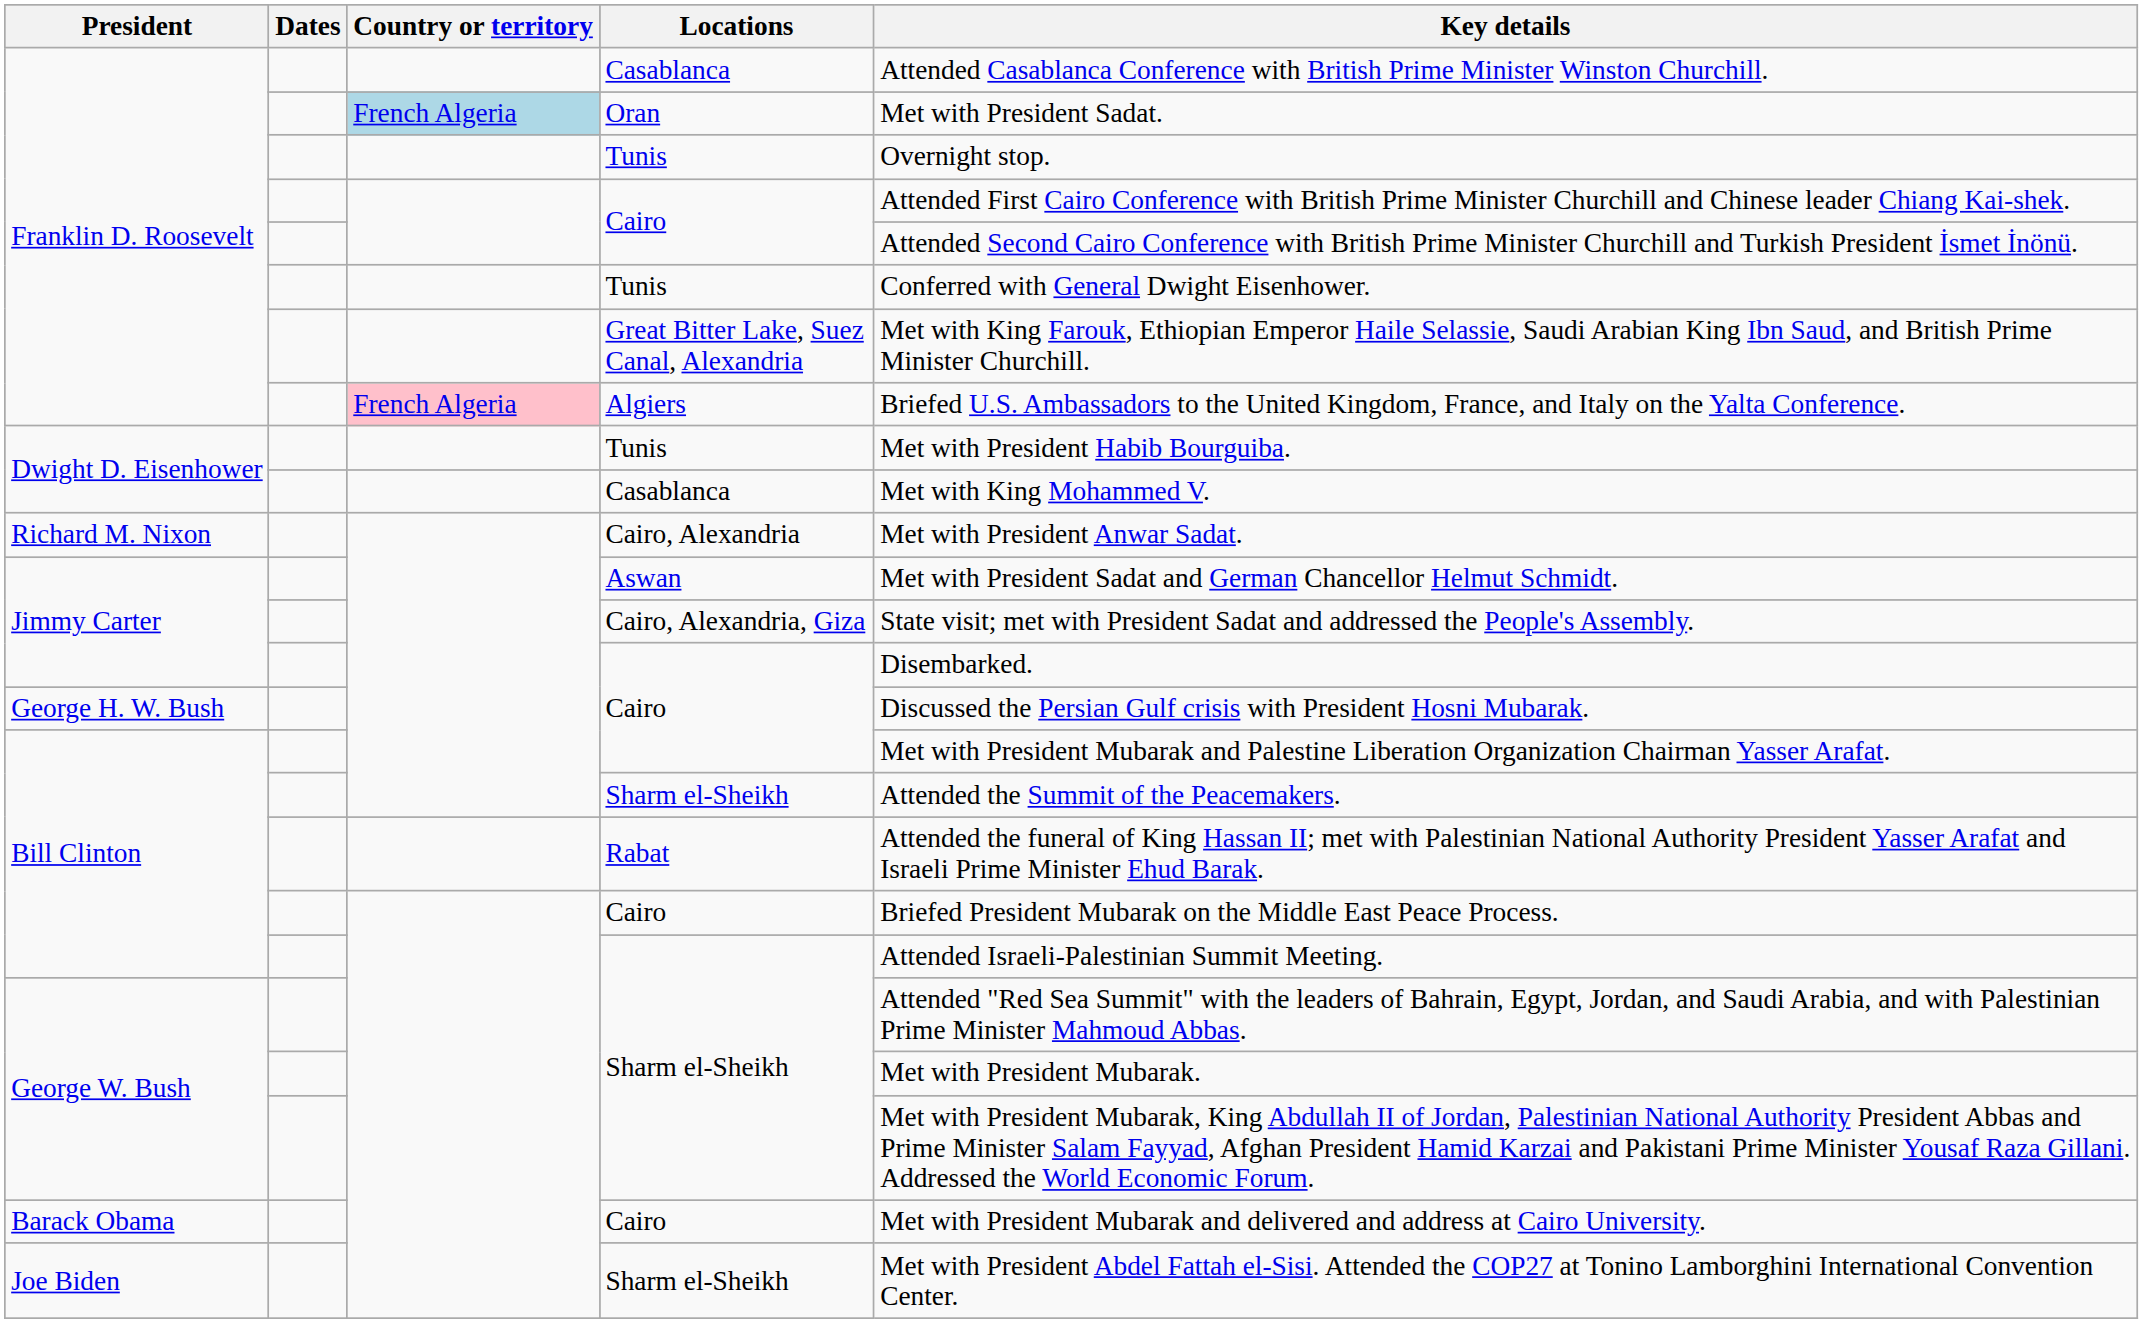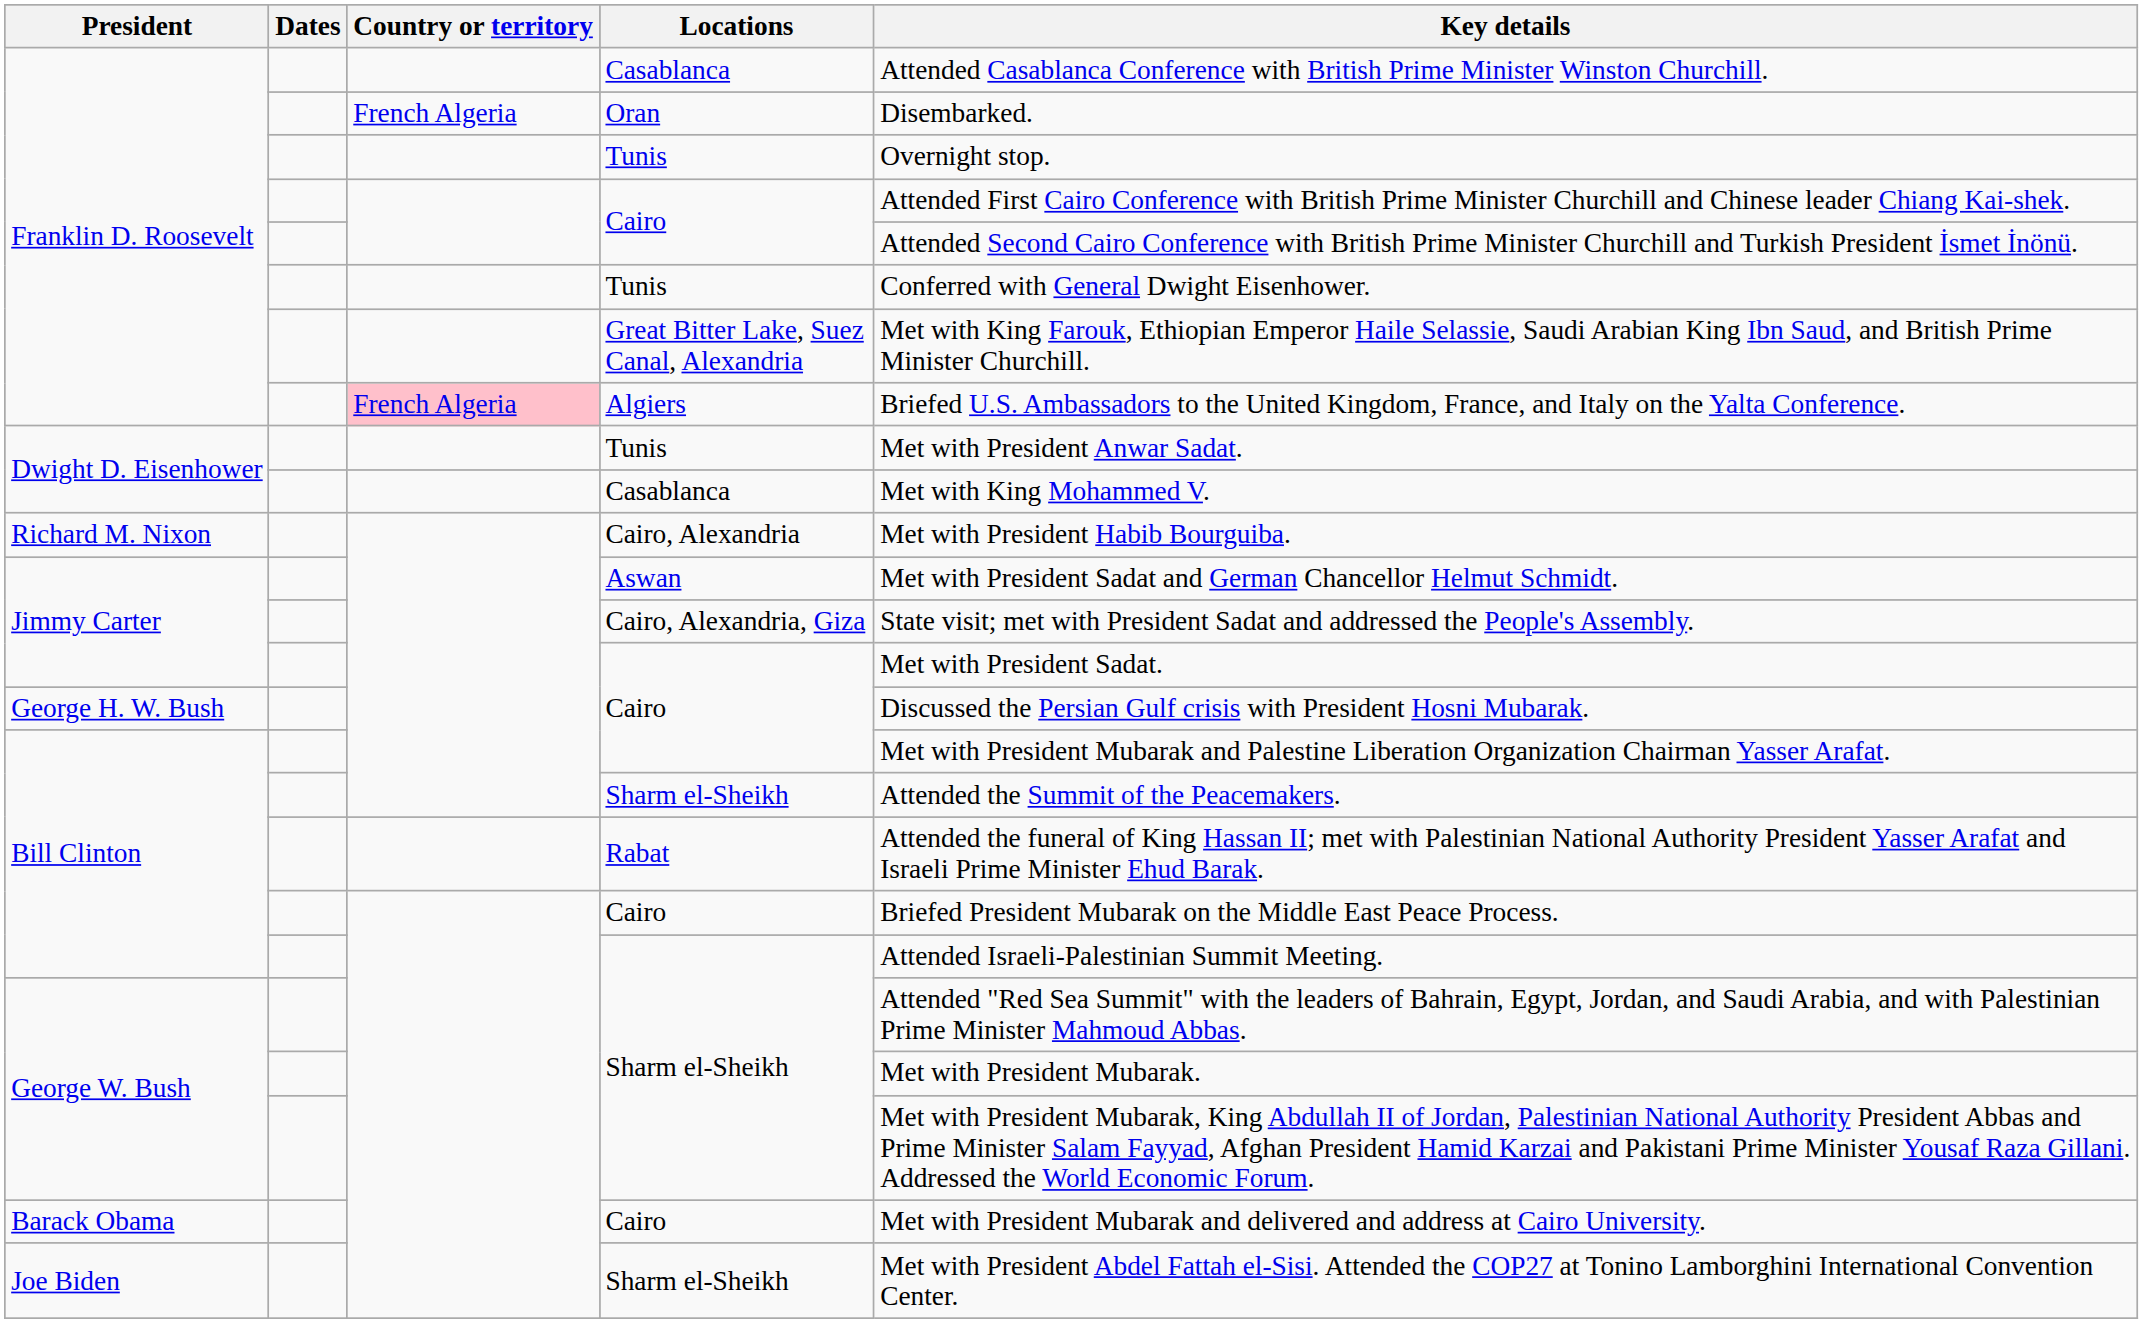(435, 112) lightblue background -> (435, 112) no background
(1022, 112) Met with President Sadat. -> (957, 112) Disembarked.
(1085, 447) Met with President Habib Bourguiba. -> (1061, 447) Met with President Anwar Sadat.
(1061, 534) Met with President Anwar Sadat. -> (1085, 534) Met with President Habib Bourguiba.
(957, 664) Disembarked. -> (1022, 664) Met with President Sadat.
